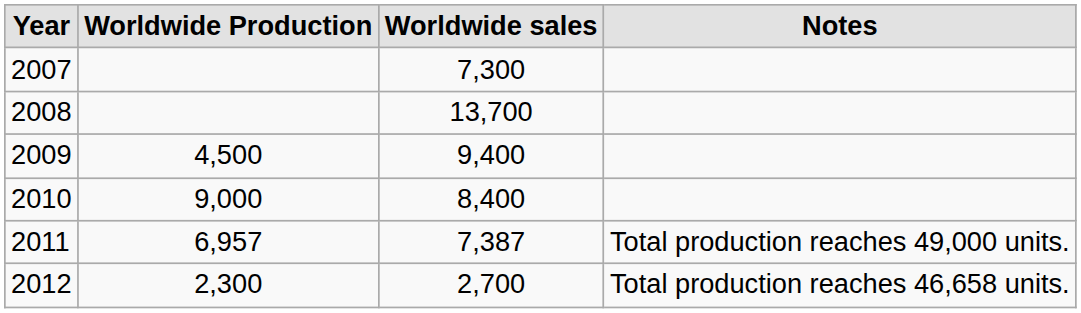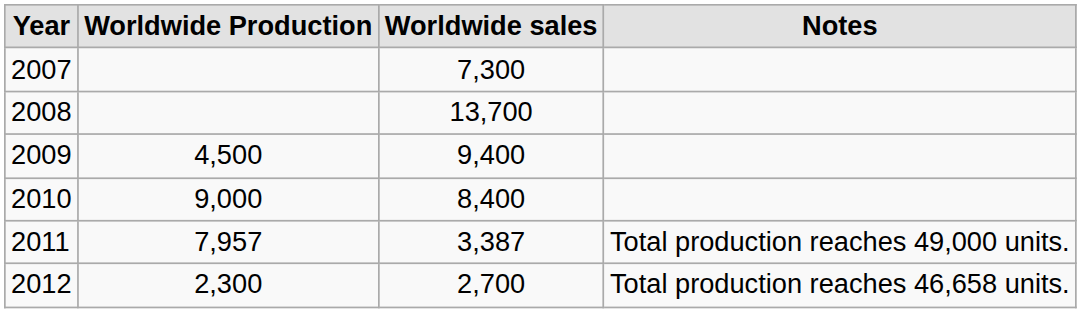(228, 241) 6,957 -> (228, 241) 7,957
(491, 241) 7,387 -> (491, 241) 3,387
